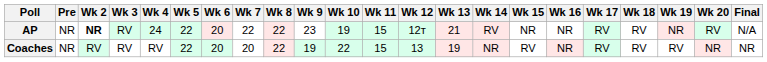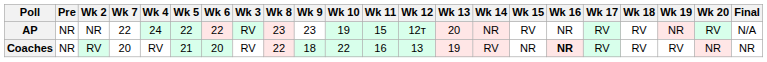columns swapped: (125, 13) <-> (248, 13)
(94, 30) bold -> (94, 30) normal
(217, 30) 20 -> (217, 30) 22
(279, 30) 22 -> (279, 30) 23
(454, 30) 21 -> (454, 30) 20
(491, 30) RV -> (491, 30) NR
(528, 30) NR -> (528, 30) RV
(186, 48) 22 -> (186, 48) 21
(310, 48) 19 -> (310, 48) 18
(380, 48) 15 -> (380, 48) 16
(491, 48) NR -> (491, 48) RV
(528, 48) RV -> (528, 48) NR
(565, 48) normal -> (565, 48) bold
